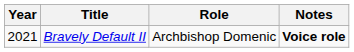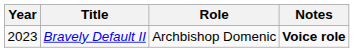(22, 36) 2021 -> (22, 36) 2023
